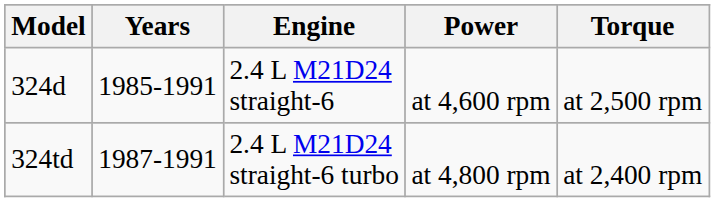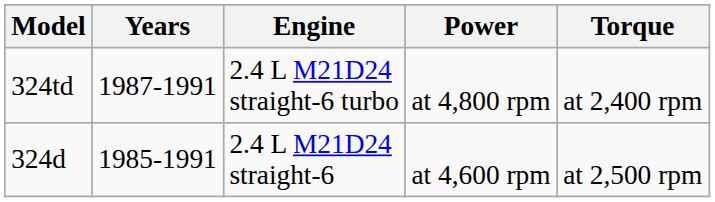rows swapped: (39, 84) <-> (42, 159)
